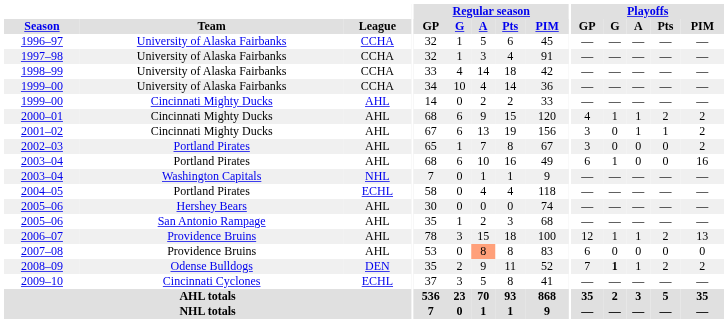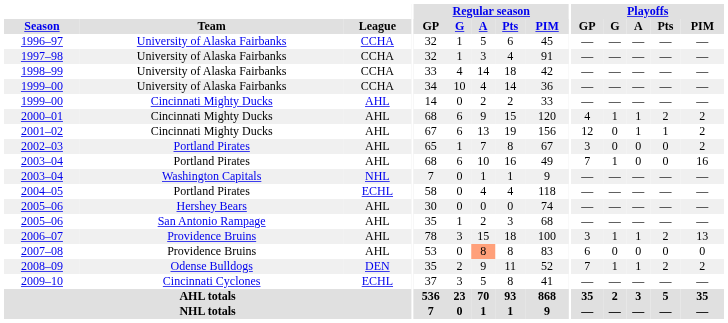(587, 131) 3 -> (587, 131) 12
(587, 161) 6 -> (587, 161) 7
(587, 236) 12 -> (587, 236) 3
(615, 266) bold -> (615, 266) normal
